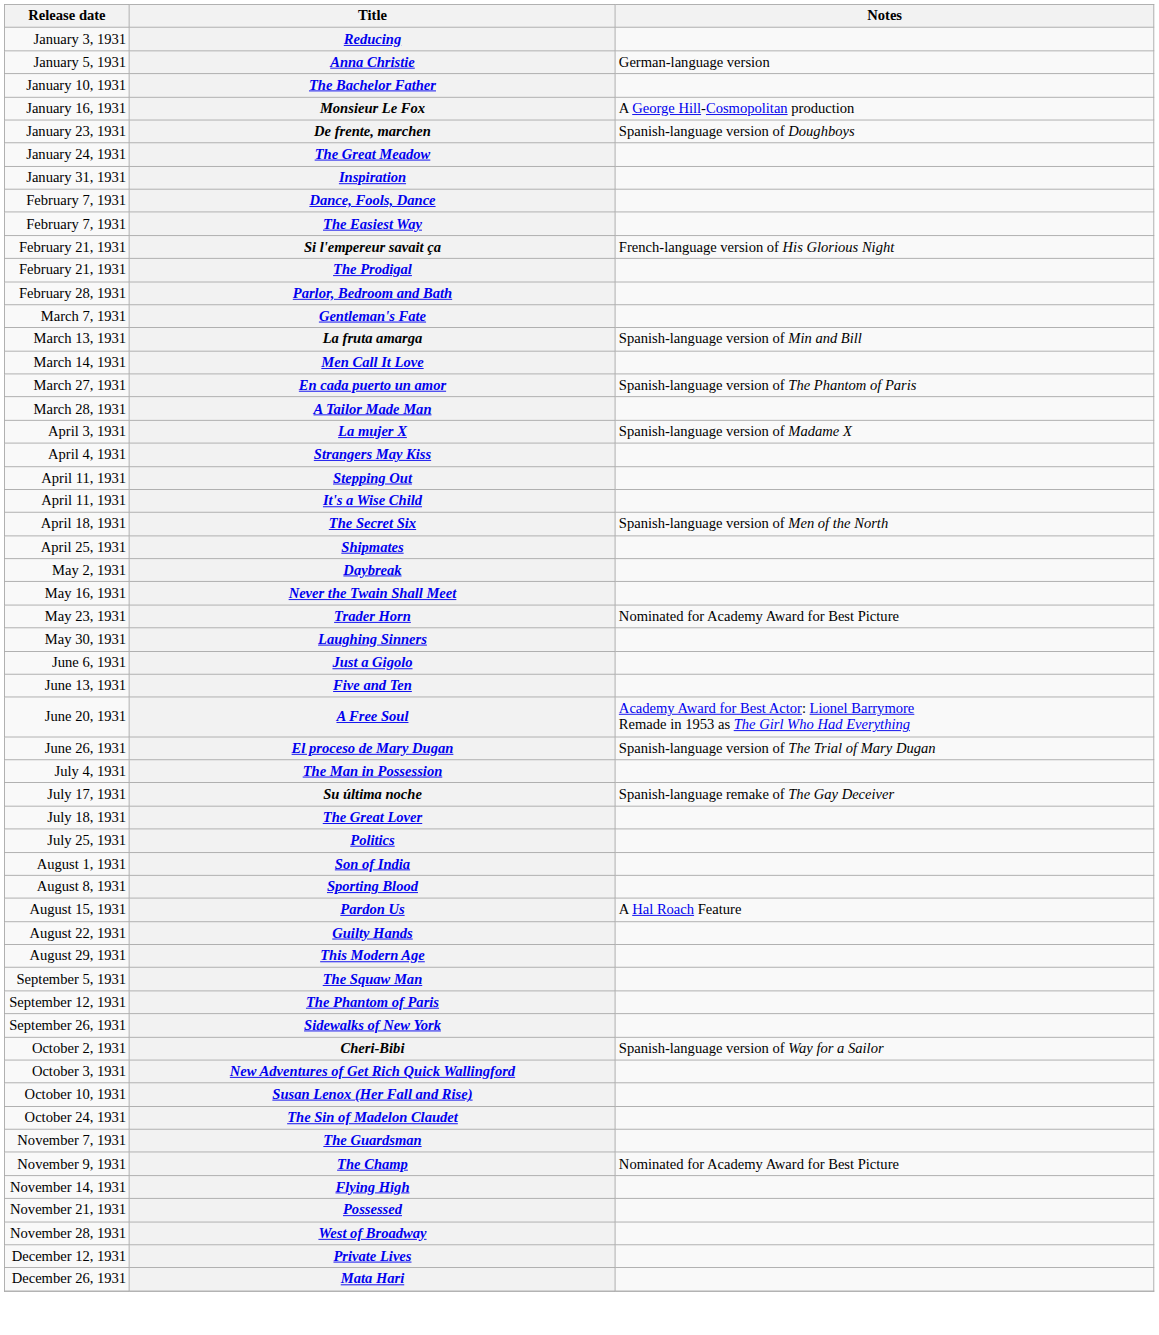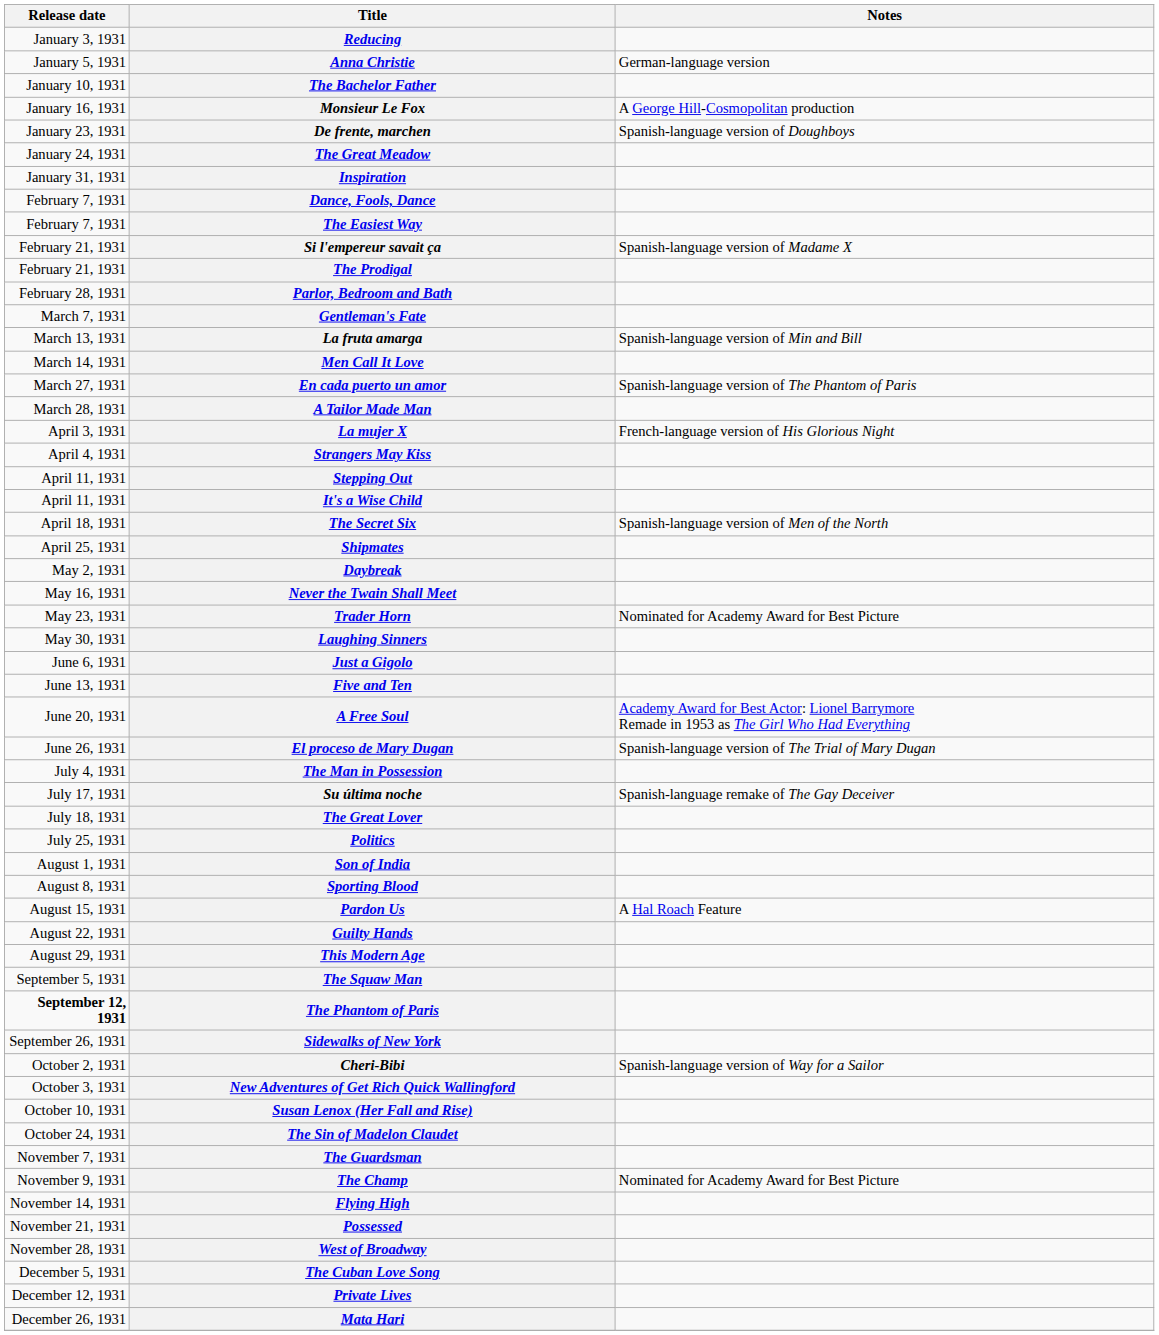(757, 246) French-language version of His Glorious Night -> (735, 246) Spanish-language version of Madame X
(735, 431) Spanish-language version of Madame X -> (757, 431) French-language version of His Glorious Night
(68, 1002) normal -> (82, 1010) bold
+ row: (372, 1272)
